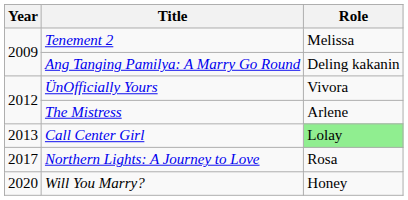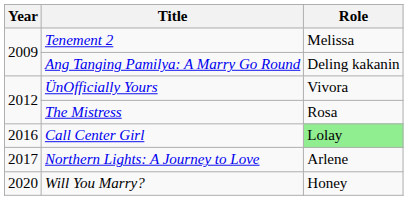(328, 111) Arlene -> (322, 111) Rosa
(23, 135) 2013 -> (23, 135) 2016
(322, 159) Rosa -> (328, 159) Arlene
